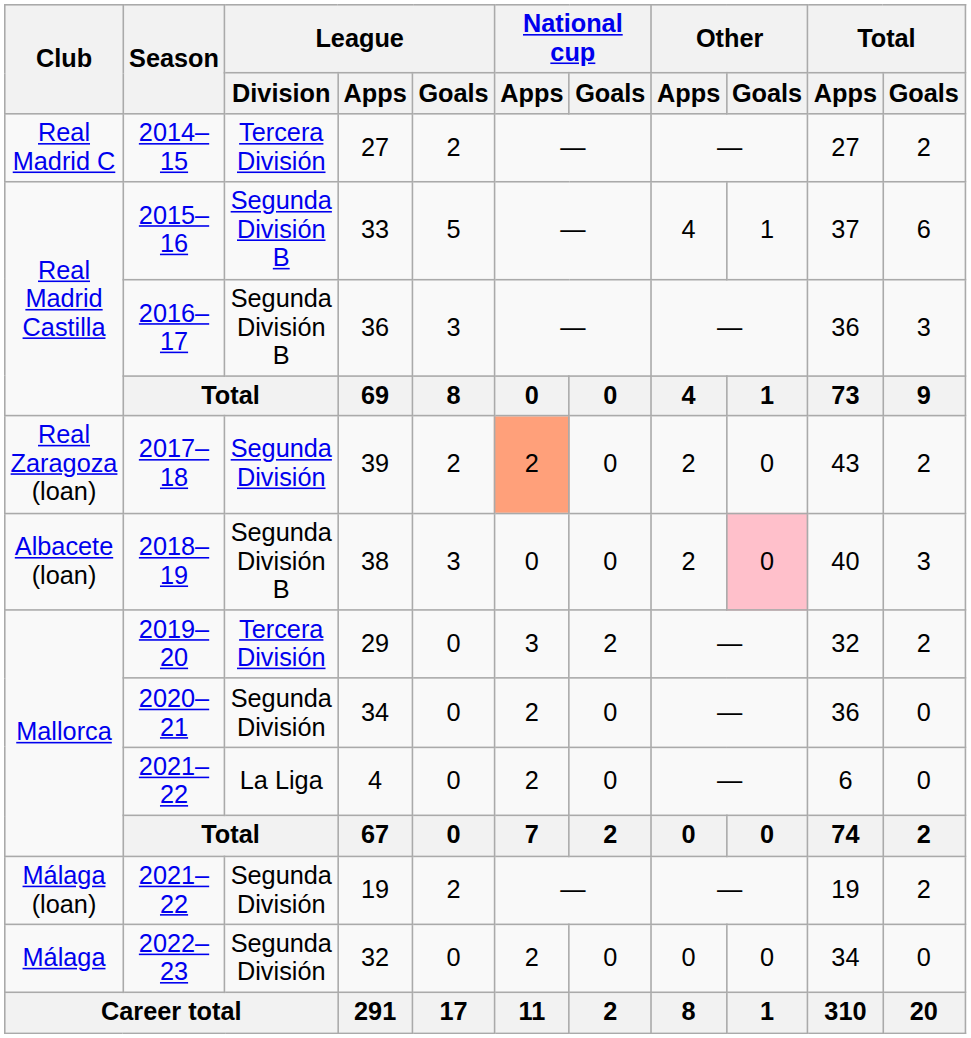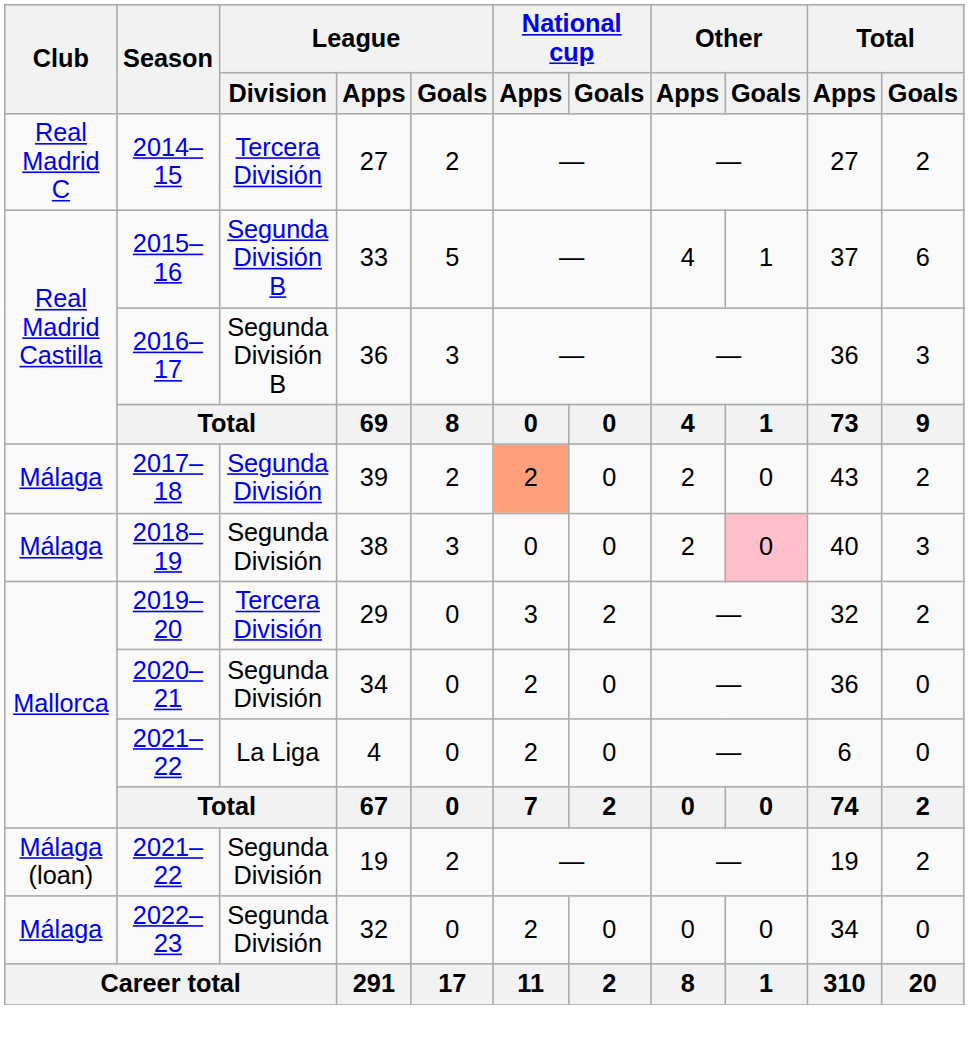(64, 464) Real Zaragoza (loan) -> (61, 478) Málaga
(64, 561) Albacete (loan) -> (61, 546) Málaga
(281, 561) Segunda División B -> (278, 546) Segunda División
